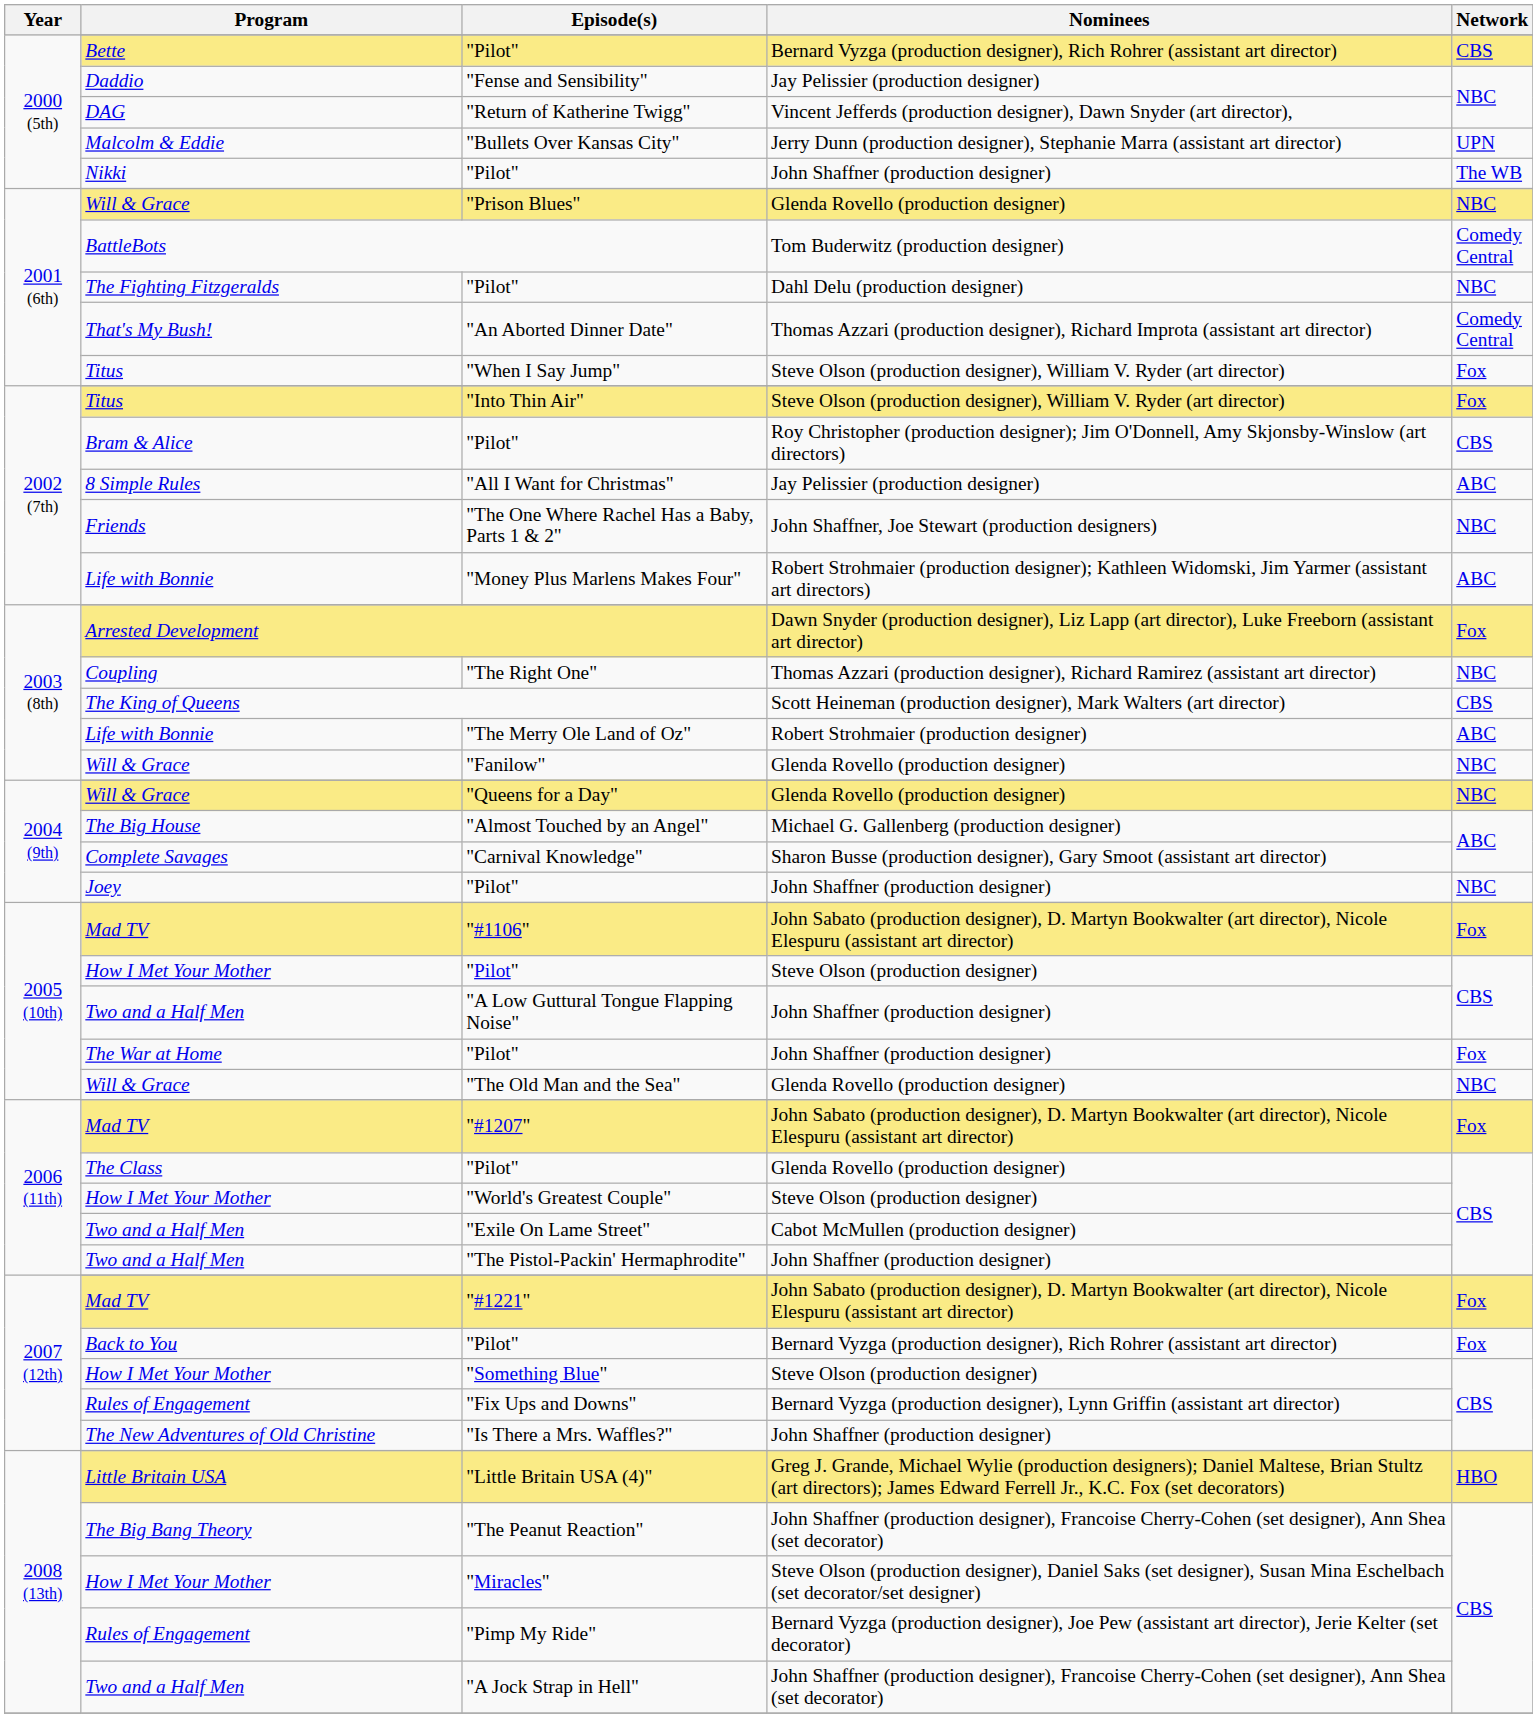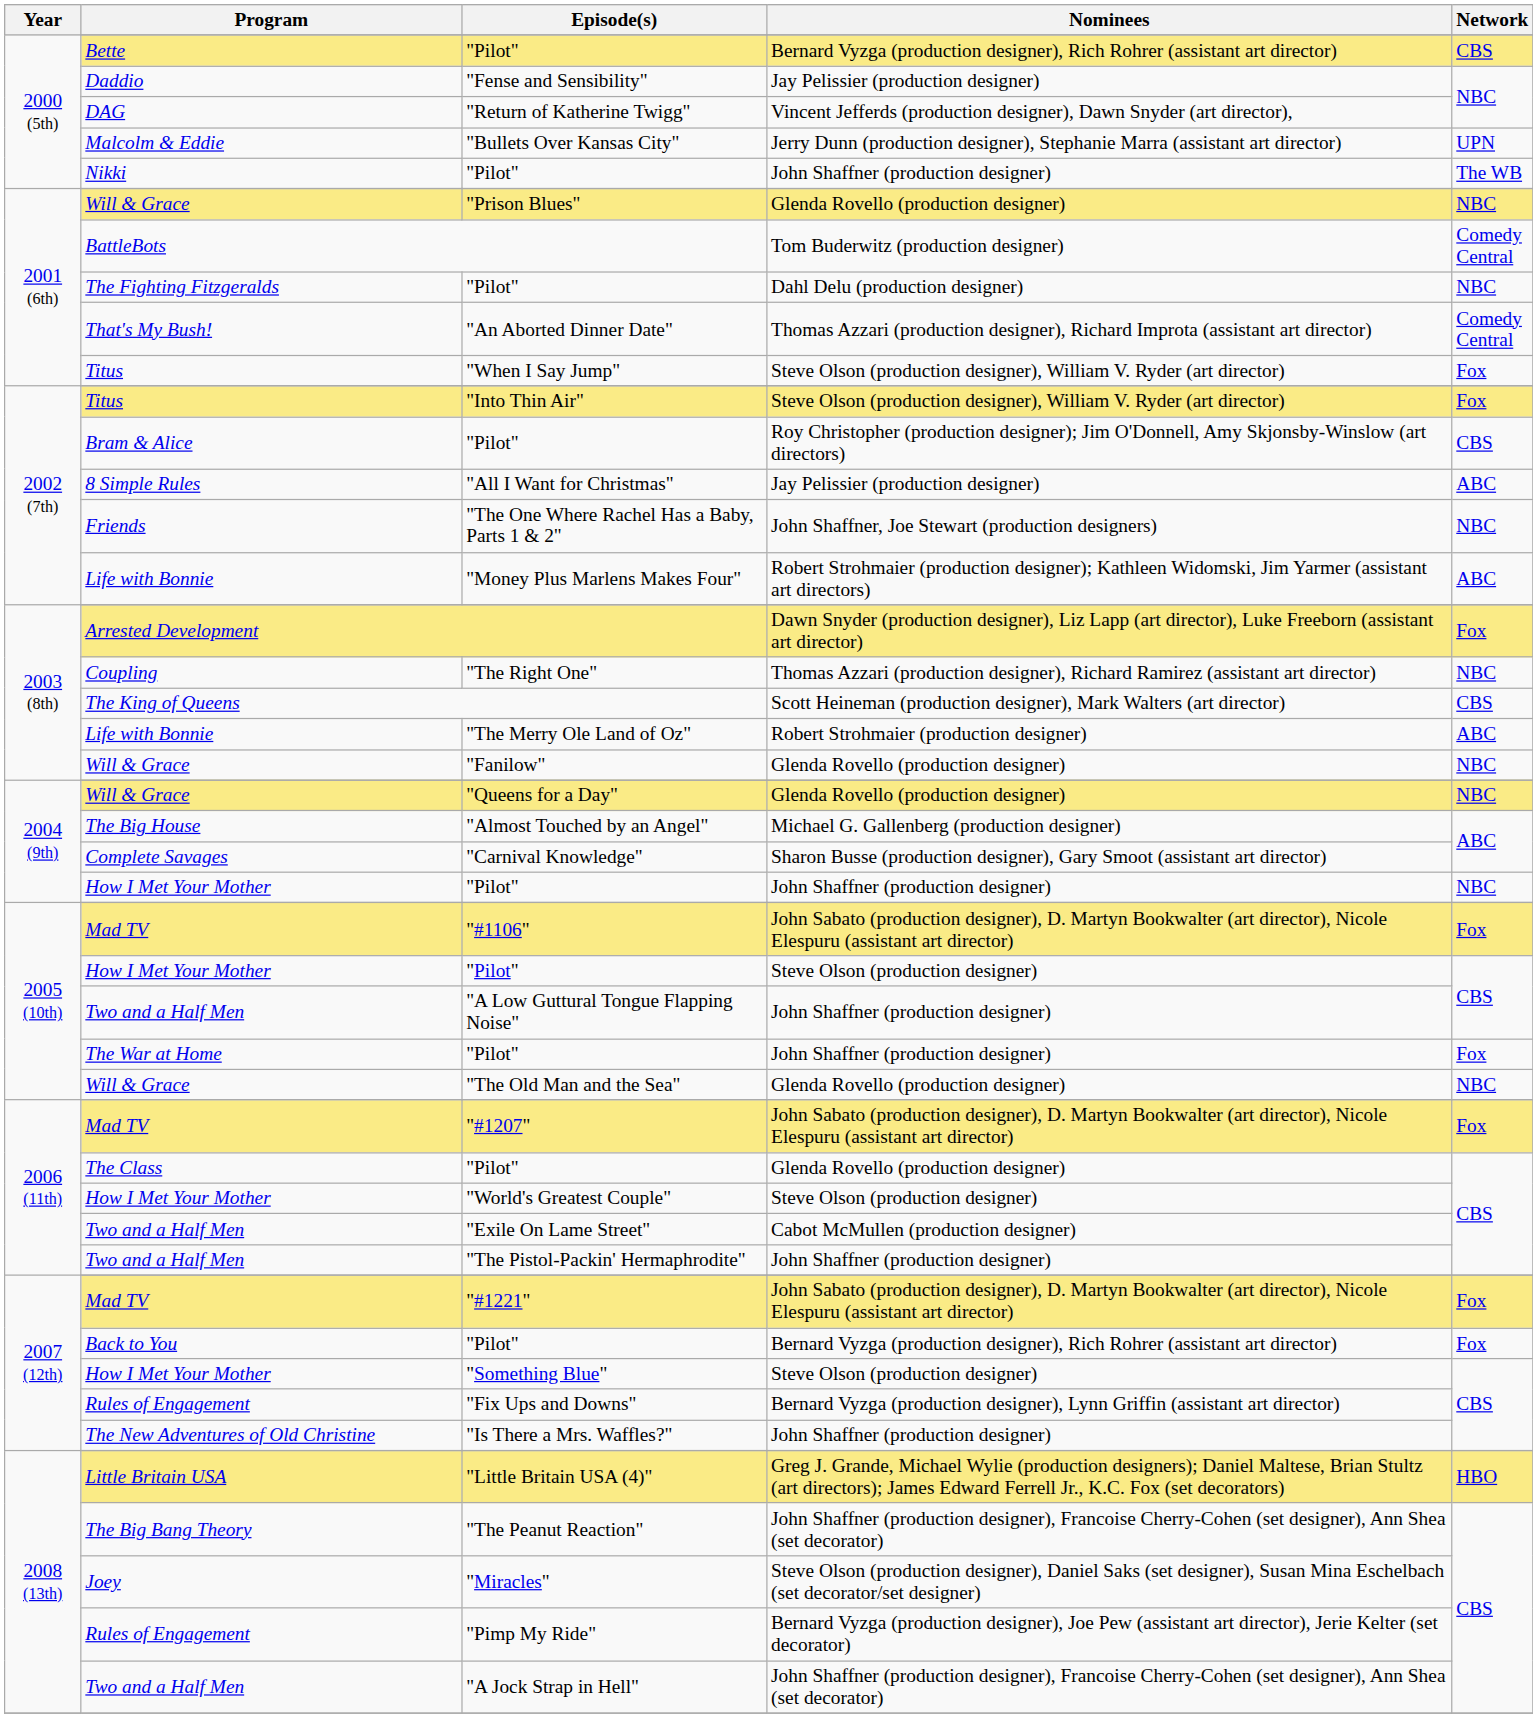(103, 887) Joey -> (178, 887) How I Met Your Mother
(178, 1581) How I Met Your Mother -> (103, 1581) Joey
